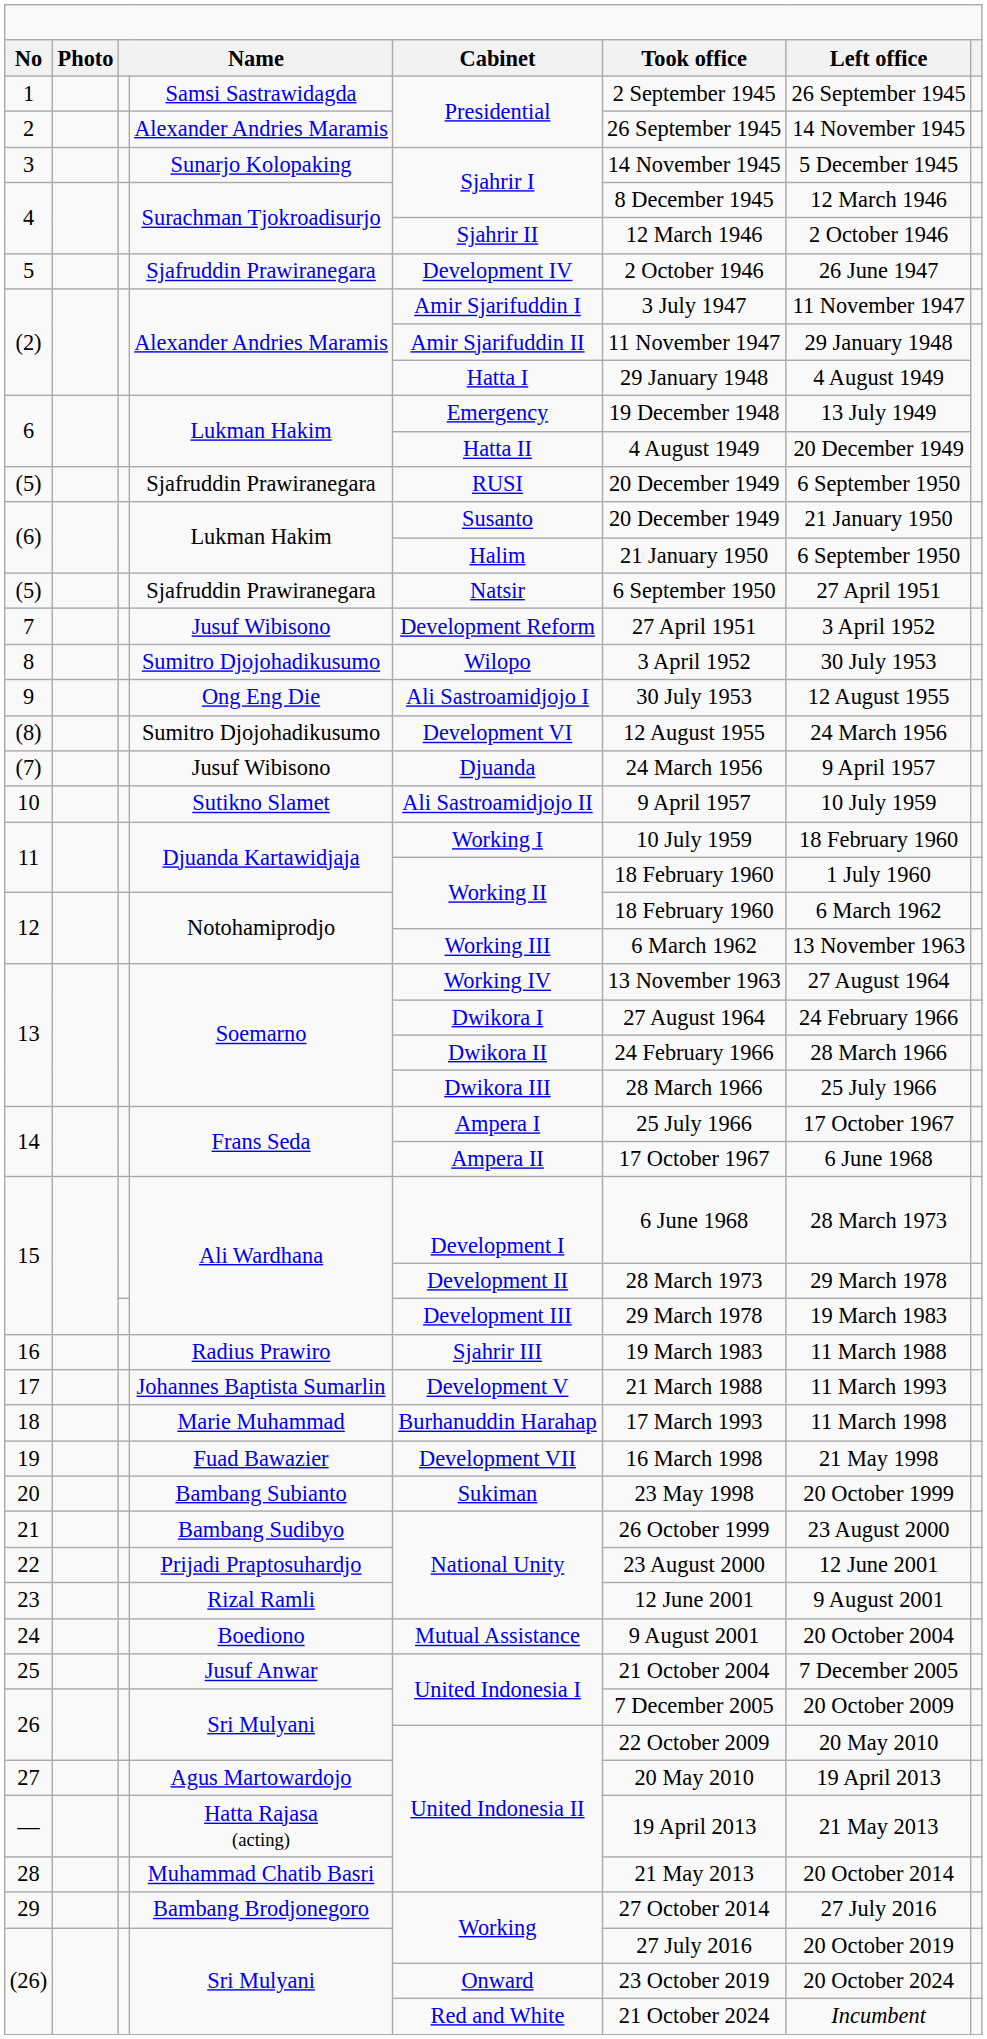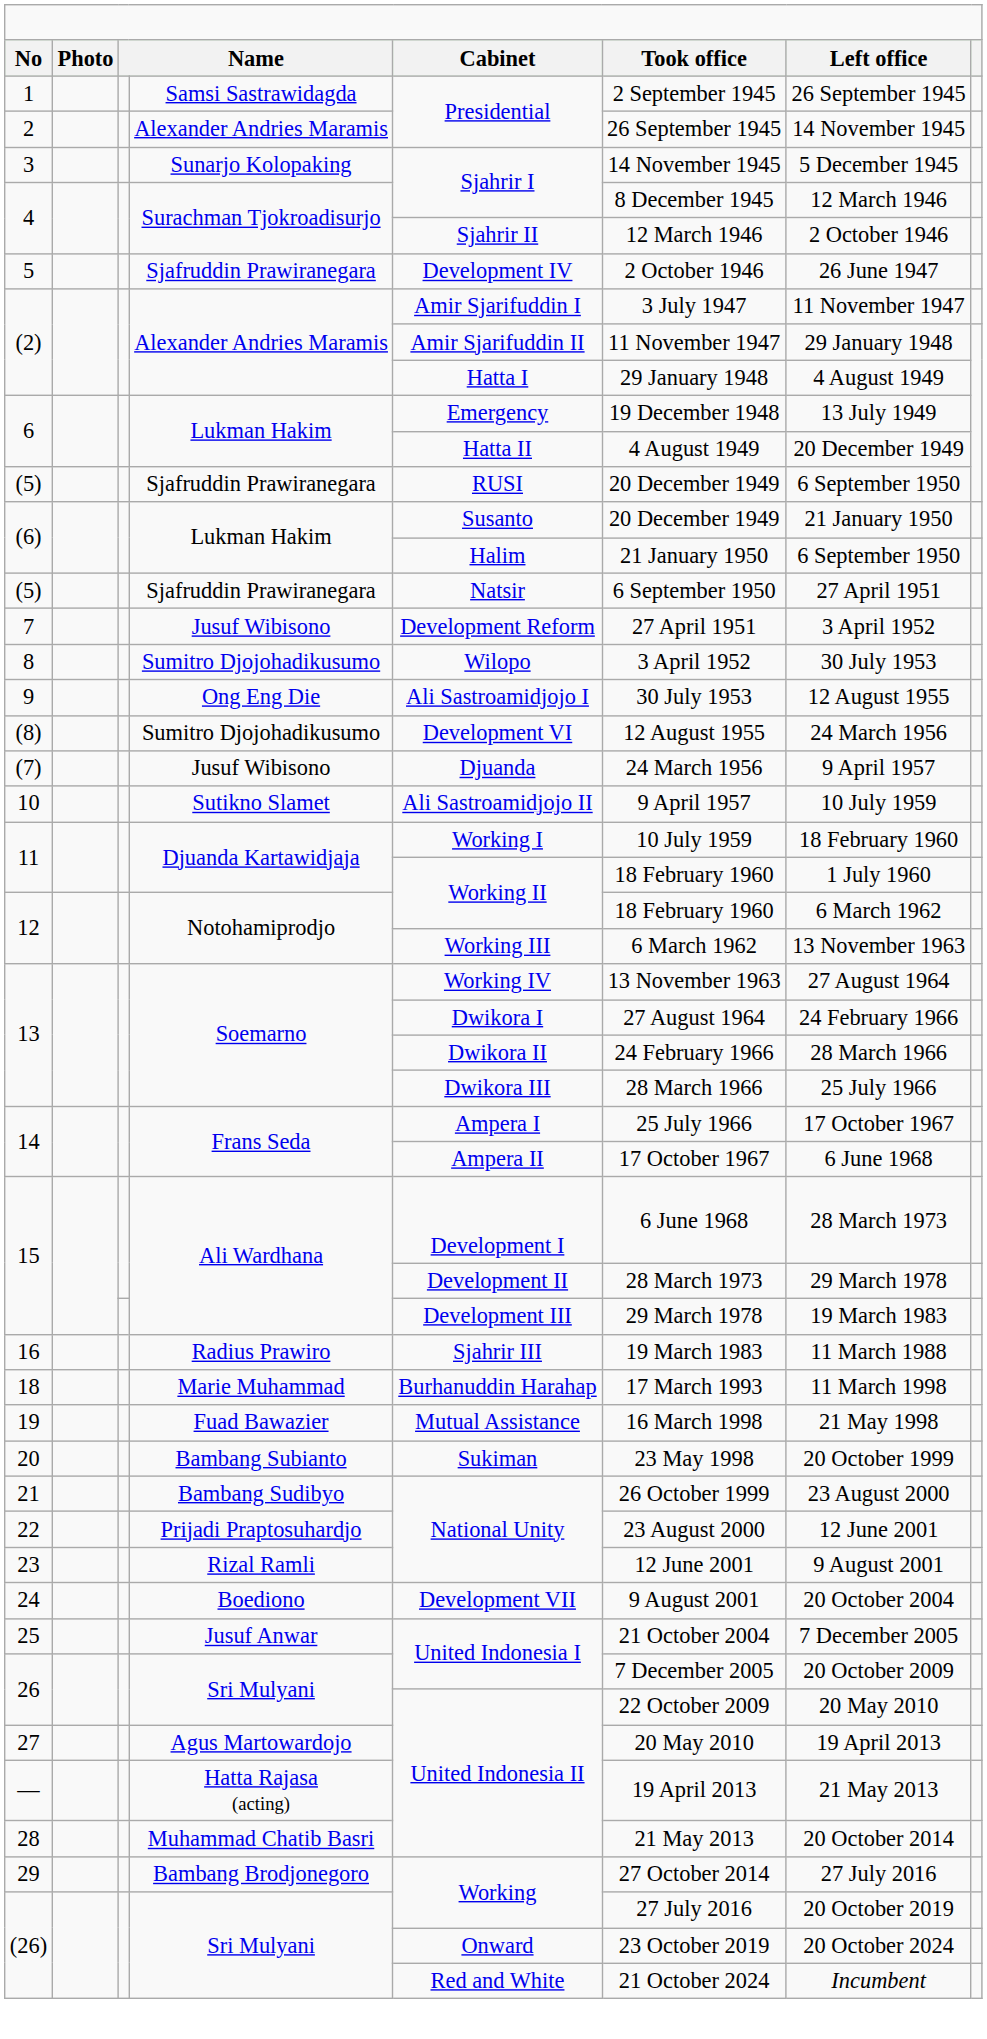- row: (29, 1387)
(497, 1458) Development VII -> (497, 1422) Mutual Assistance
(497, 1635) Mutual Assistance -> (497, 1600) Development VII
